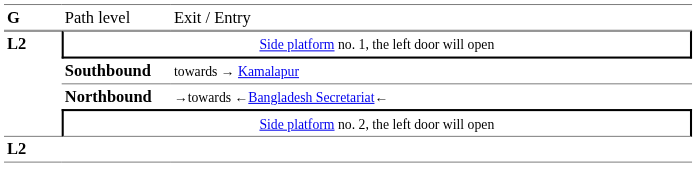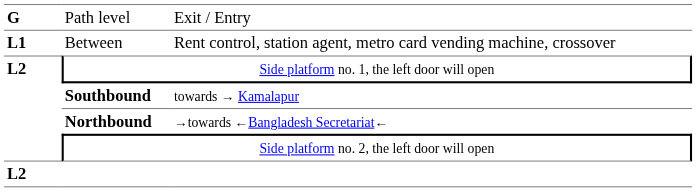+ row: (94, 43)
